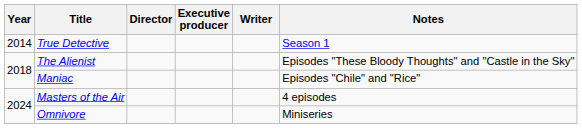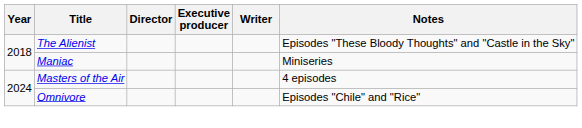- row: (73, 43)
(351, 79) Episodes "Chile" and "Rice" -> (307, 61) Miniseries
(307, 114) Miniseries -> (351, 97) Episodes "Chile" and "Rice"
